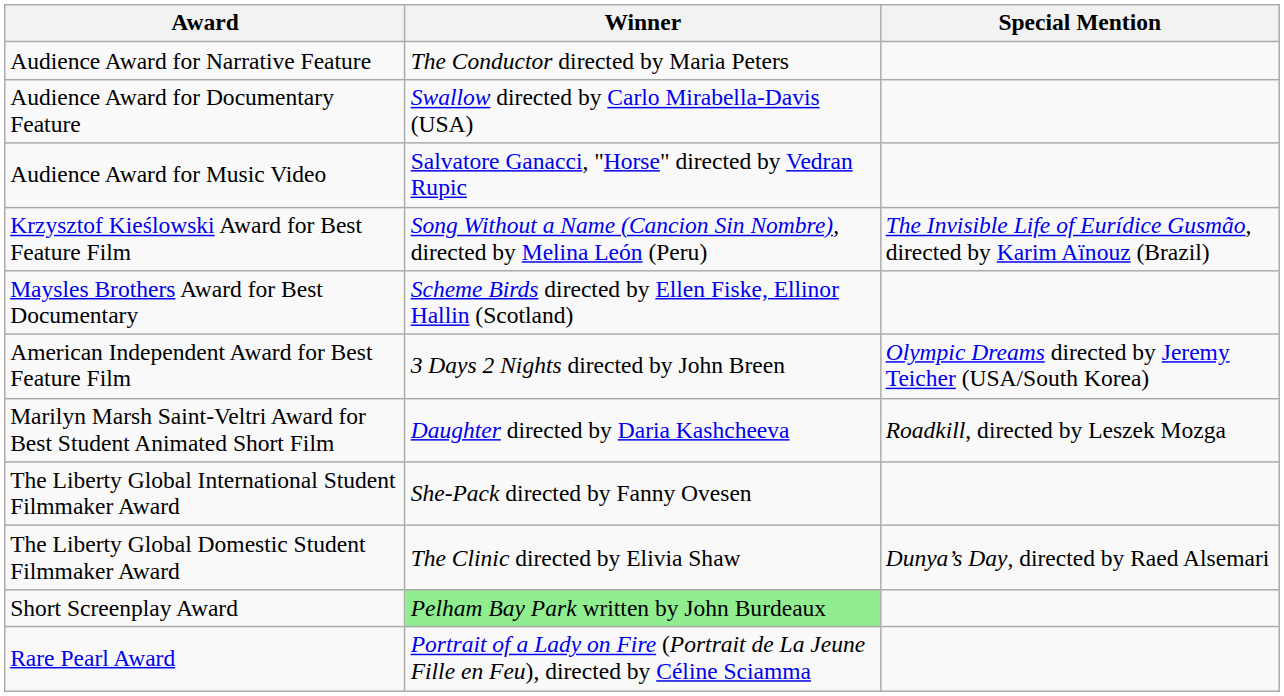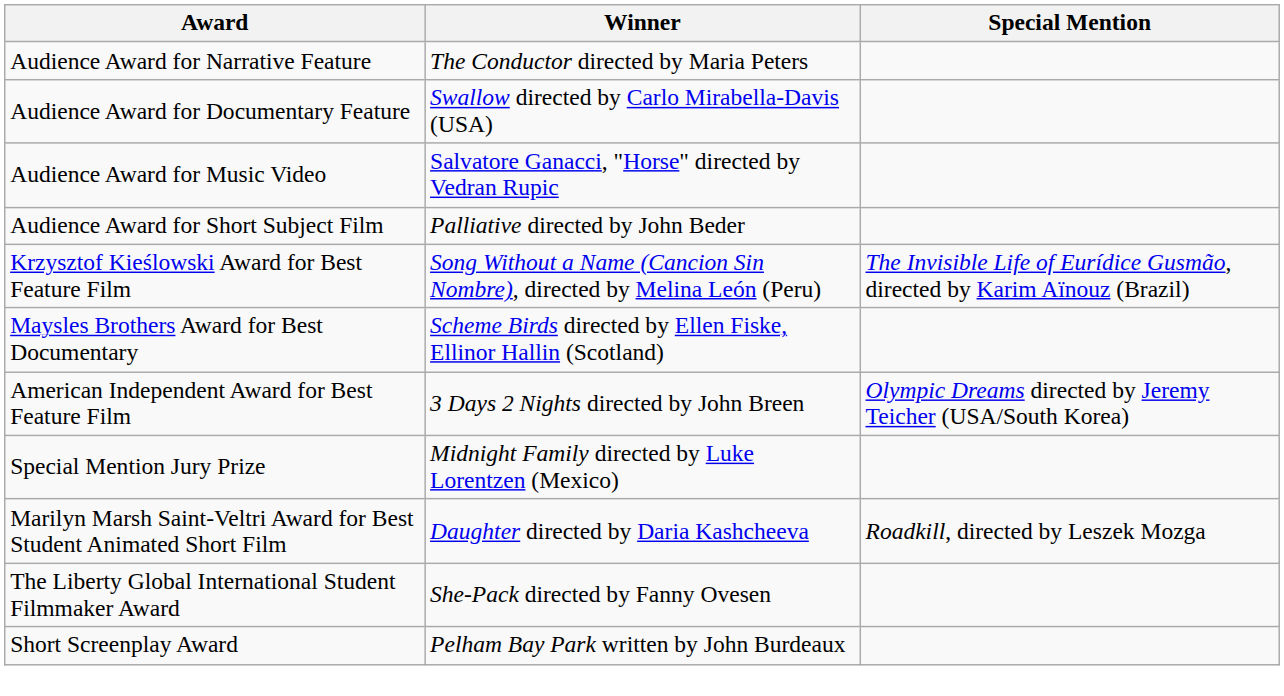+ row: (197, 225)
+ row: (138, 467)
- row: (188, 557)
(618, 607) lightgreen background -> (638, 645) no background
- row: (93, 658)
